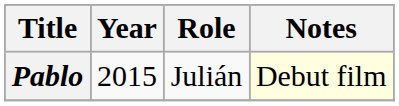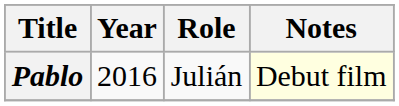(127, 75) 2015 -> (127, 75) 2016
